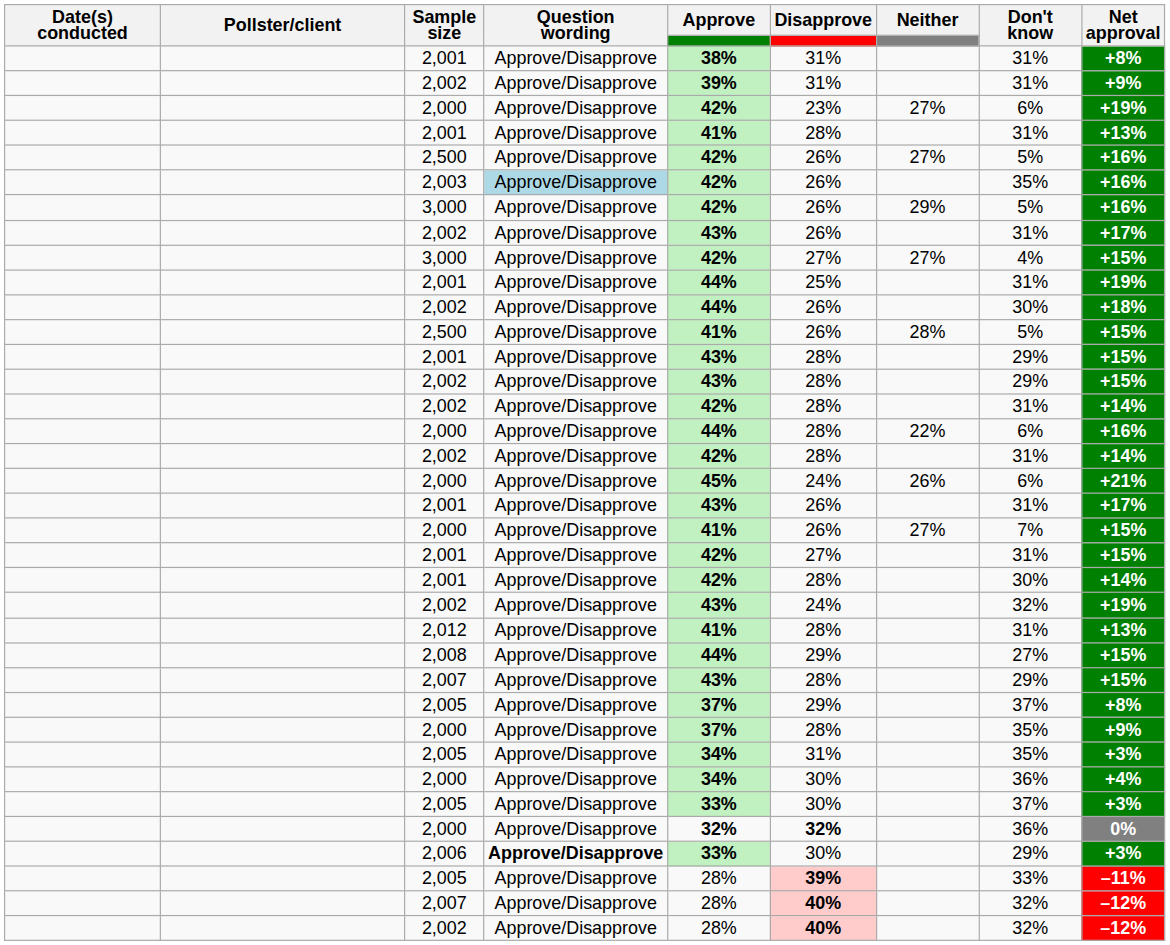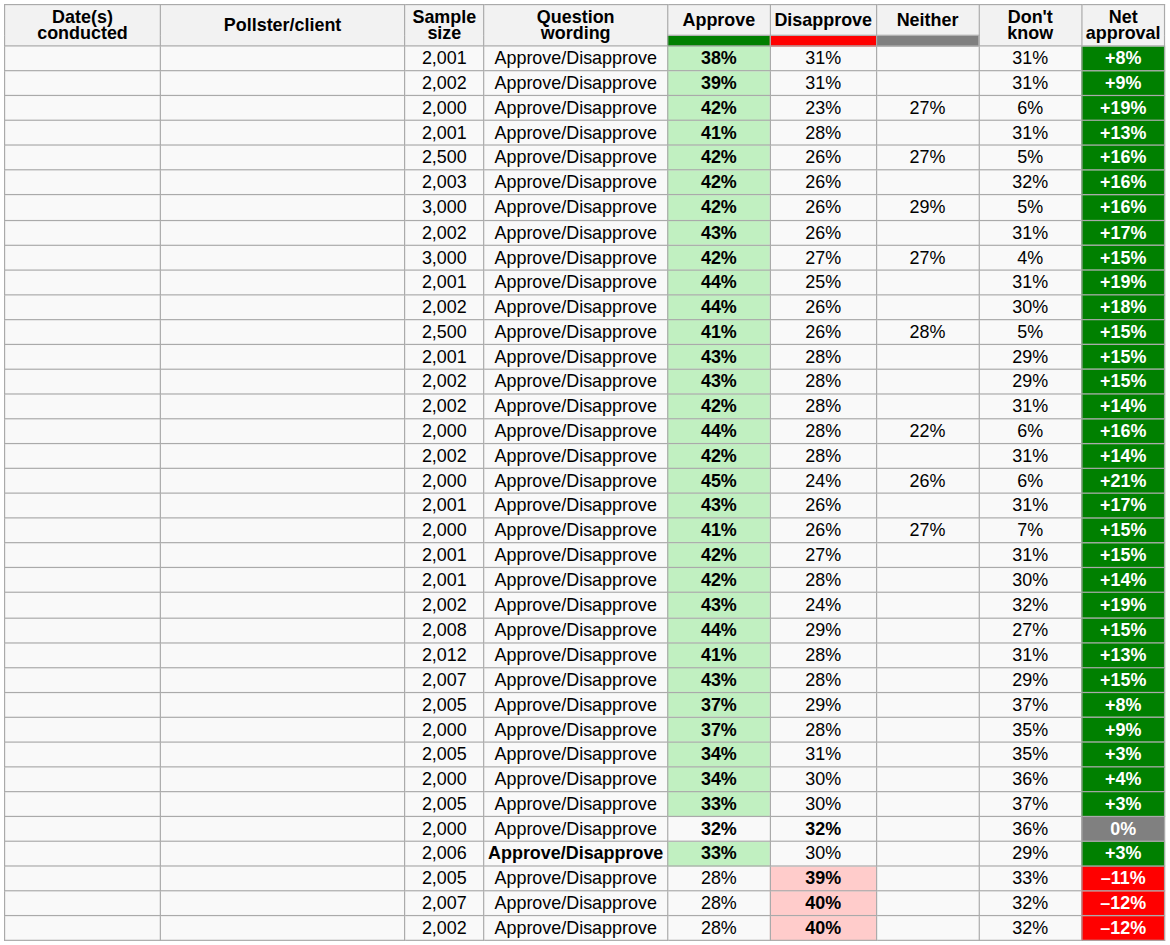(576, 182) lightblue background -> (576, 182) no background
(1030, 182) 35% -> (1030, 182) 32%
rows swapped: (83, 630) <-> (83, 655)
